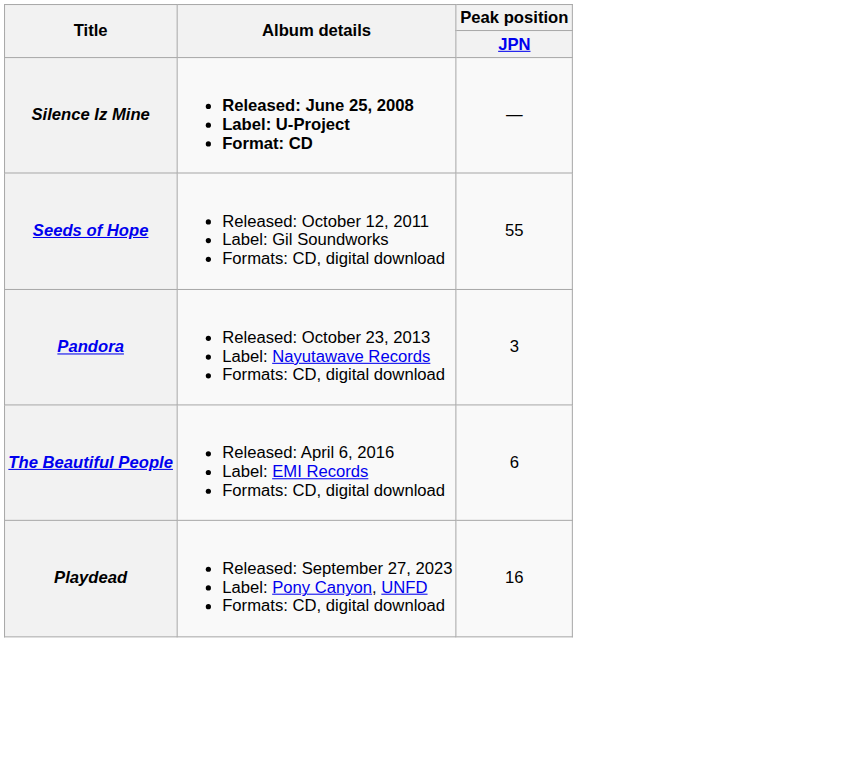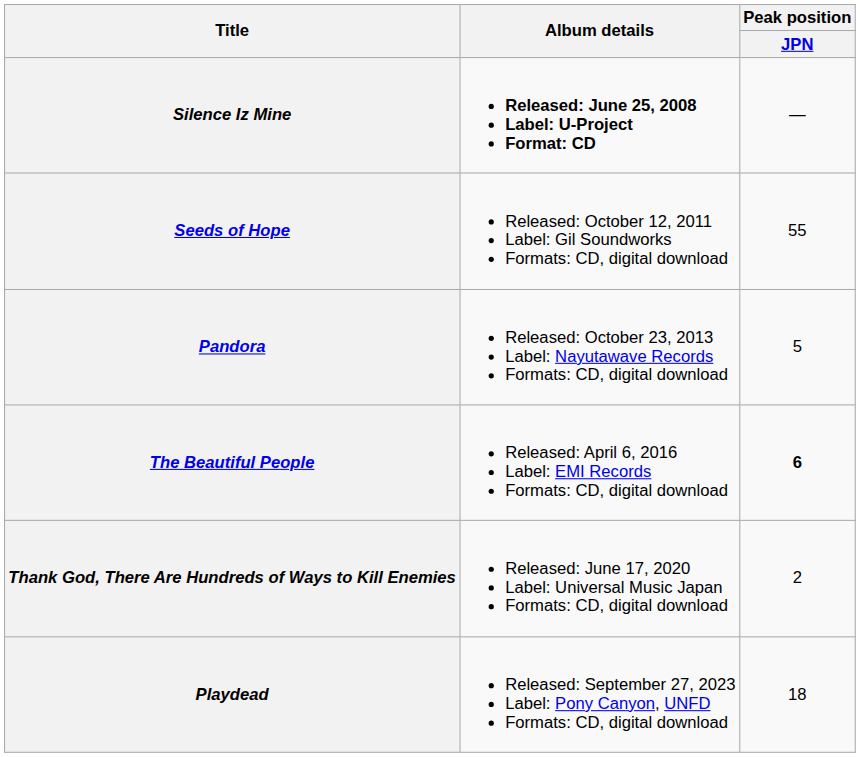(514, 346) 3 -> (797, 346) 5
(514, 462) normal -> (797, 462) bold
+ row: (232, 578)
(514, 578) 16 -> (797, 694) 18
